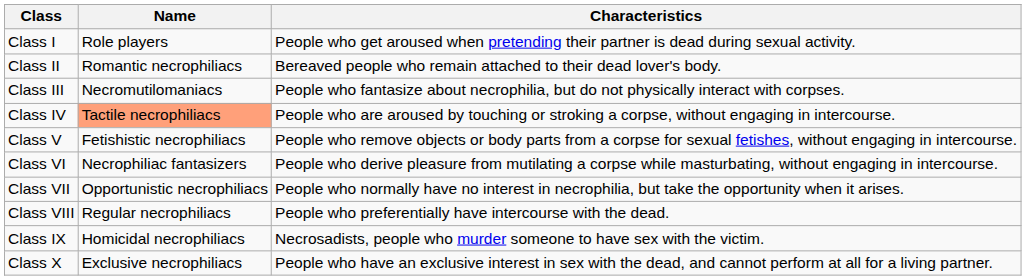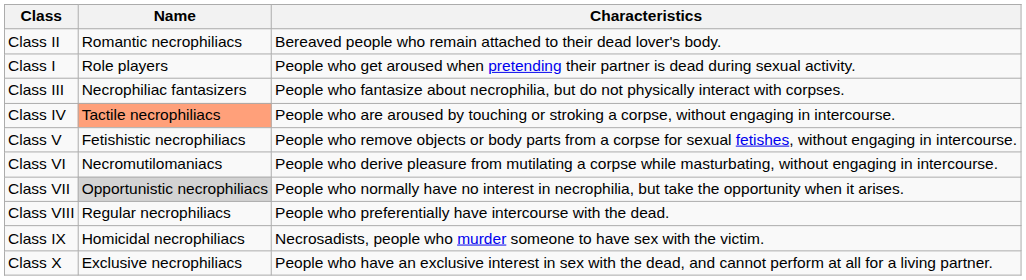rows swapped: (32, 41) <-> (34, 66)
(152, 90) Necromutilomaniacs -> (164, 90) Necrophiliac fantasizers
(164, 164) Necrophiliac fantasizers -> (152, 164) Necromutilomaniacs
(175, 189) no background -> (175, 189) lightgrey background
